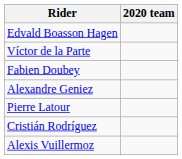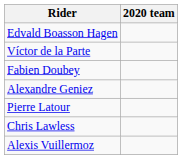+ row: (41, 126)
- row: (52, 126)
